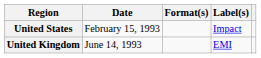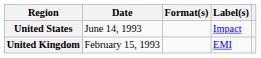(122, 28) February 15, 1993 -> (113, 28) June 14, 1993
(113, 45) June 14, 1993 -> (122, 45) February 15, 1993
